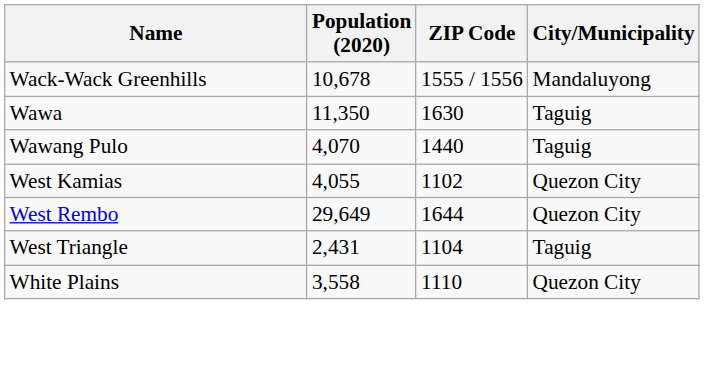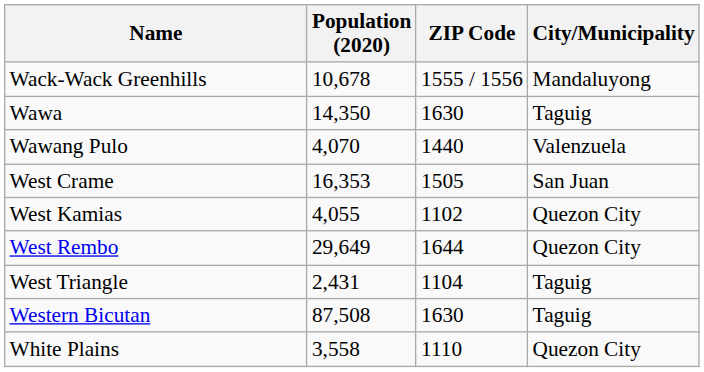(341, 112) 11,350 -> (341, 112) 14,350
(562, 146) Taguig -> (579, 146) Valenzuela
+ row: (62, 180)
+ row: (80, 315)
